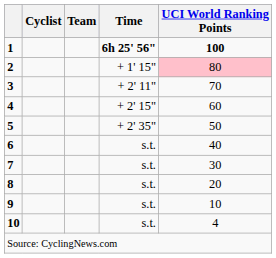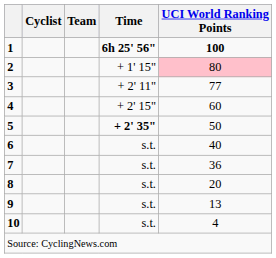(215, 86) 70 -> (215, 86) 77
(137, 125) normal -> (135, 125) bold
(215, 164) 30 -> (215, 164) 36
(215, 203) 10 -> (215, 203) 13
